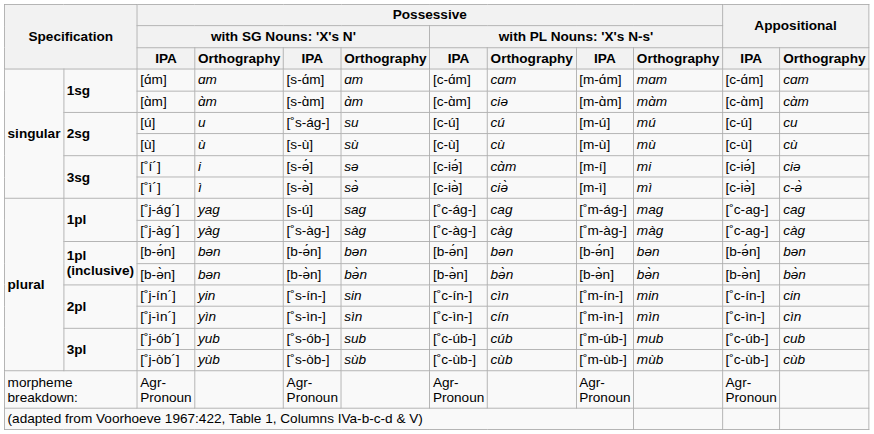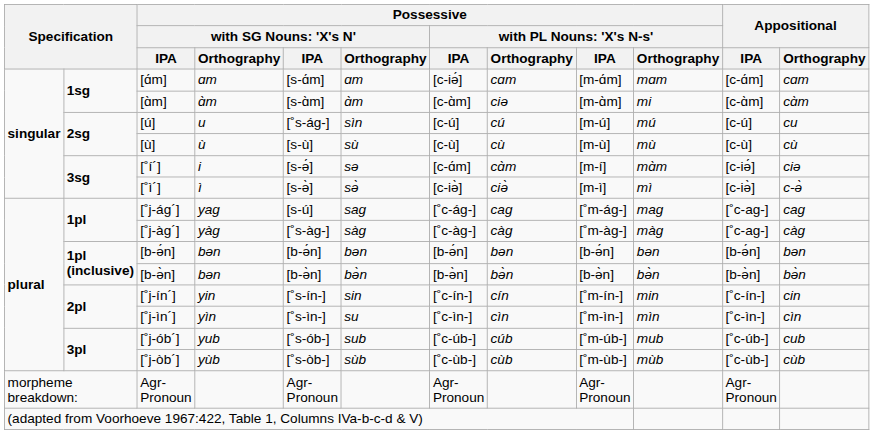(452, 79) [c-ɑ́m] -> (448, 79) [c-iə́]
(652, 101) mɑ̀m -> (644, 101) mi
(351, 123) su -> (353, 123) sìn
(448, 166) [c-iə́] -> (452, 166) [c-ɑ́m]
(644, 166) mi -> (652, 166) mɑ̀m
(500, 295) cìn -> (500, 295) cín
(353, 317) sìn -> (351, 317) su
(500, 317) cín -> (500, 317) cìn
